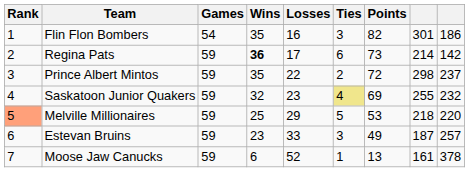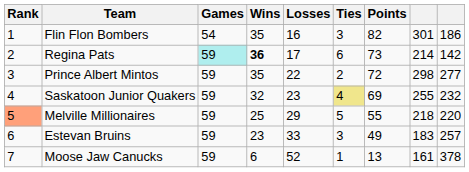(208, 55) no background -> (208, 55) paleturquoise background
(451, 75) 237 -> (451, 75) 277
(375, 116) 53 -> (375, 116) 55
(423, 136) 187 -> (423, 136) 183
